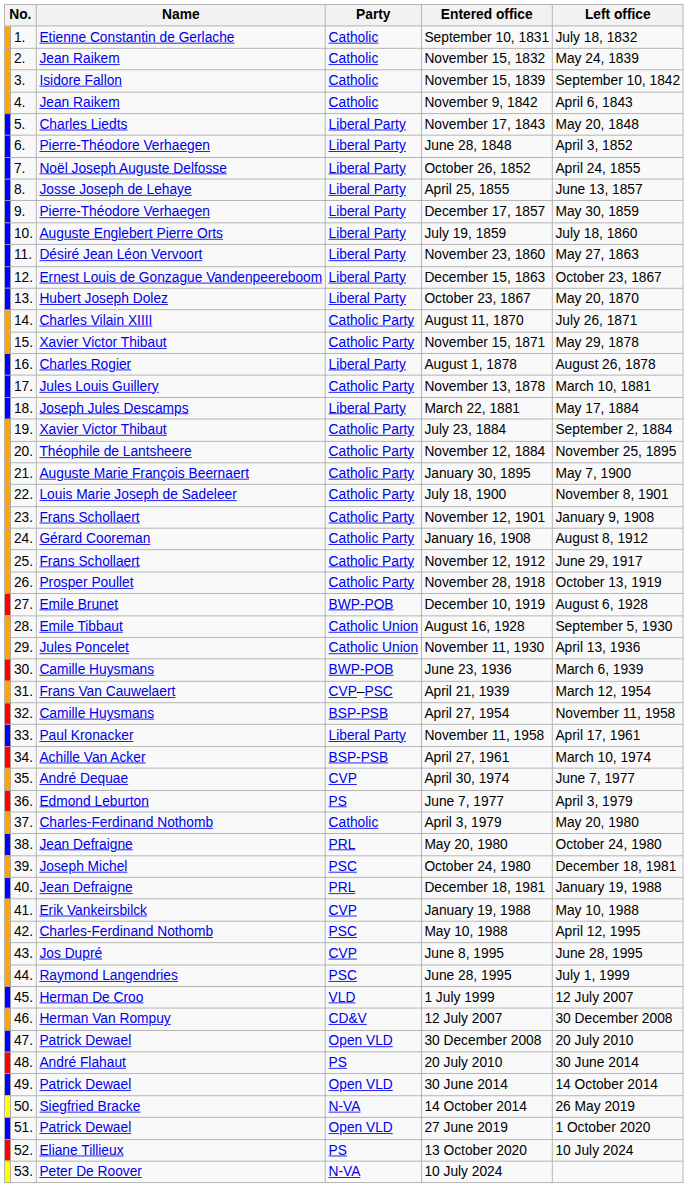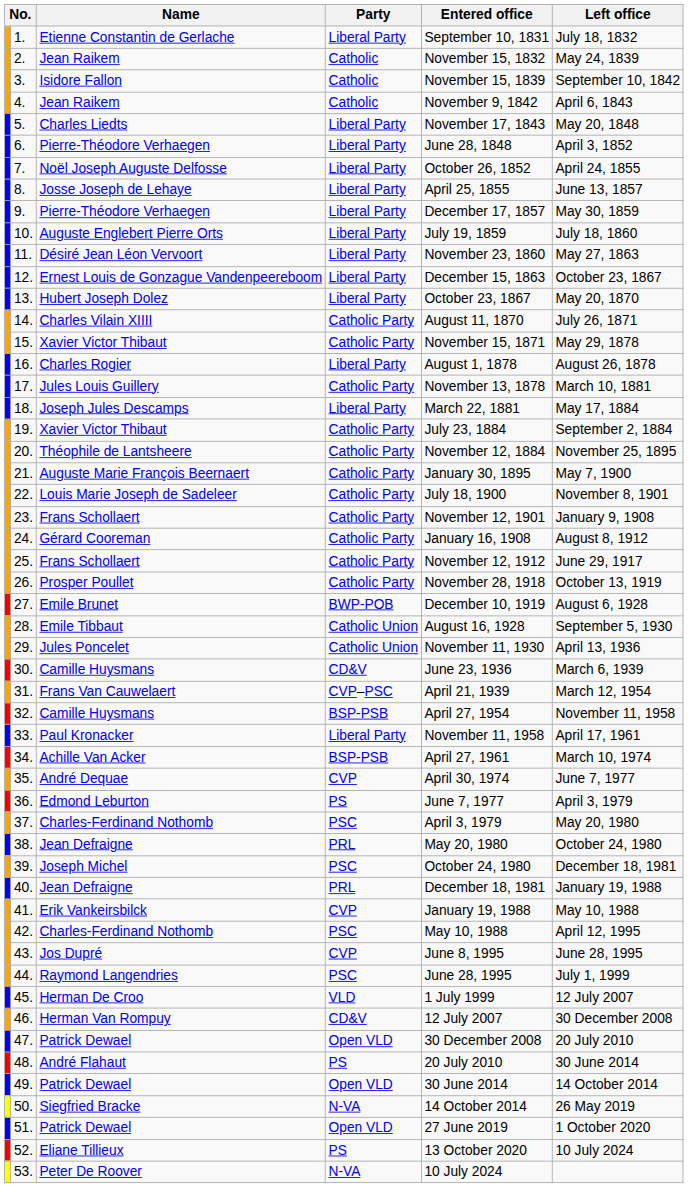(353, 37) Catholic -> (367, 37) Liberal Party
(361, 670) BWP-POB -> (348, 670) CD&V
(353, 822) Catholic -> (343, 822) PSC
